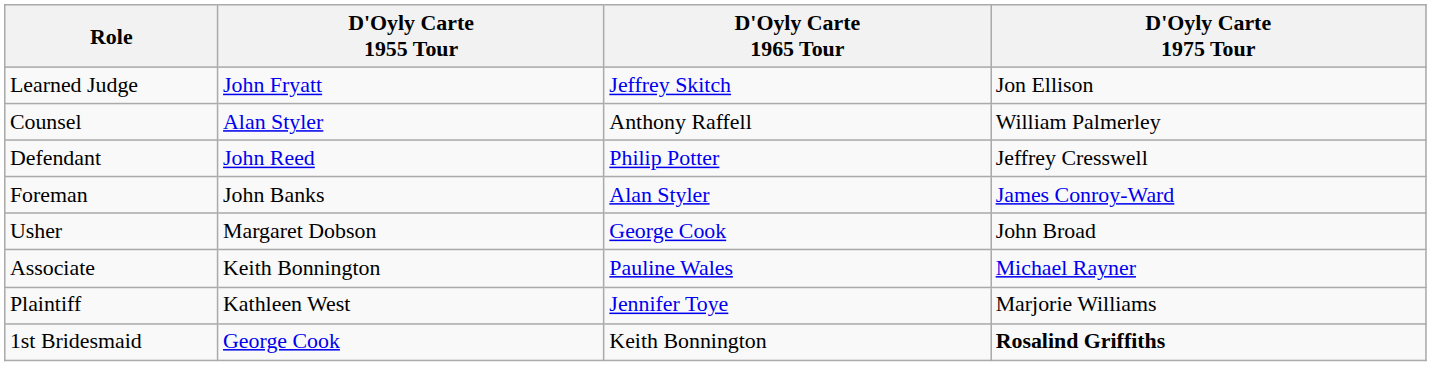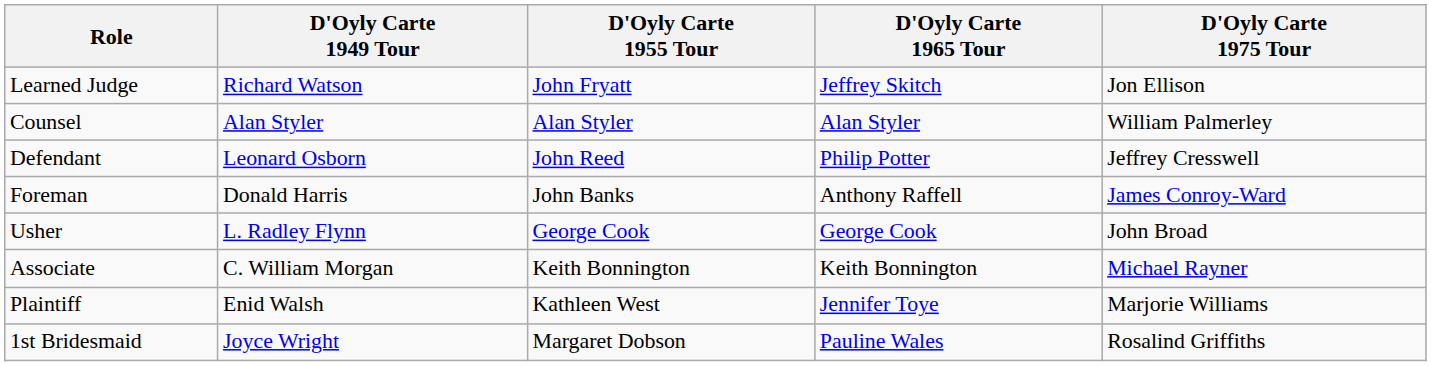+ column: (373, 36)
(681, 122) Anthony Raffell -> (870, 122) Alan Styler
(659, 195) Alan Styler -> (891, 195) Anthony Raffell
(300, 231) Margaret Dobson -> (591, 231) George Cook
(671, 268) Pauline Wales -> (899, 268) Keith Bonnington
(281, 341) George Cook -> (609, 341) Margaret Dobson
(688, 341) Keith Bonnington -> (882, 341) Pauline Wales
(1080, 341) bold -> (1186, 341) normal
